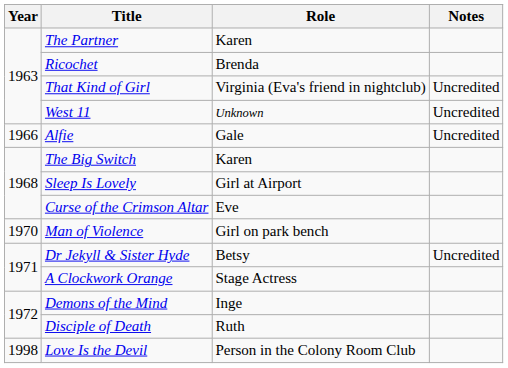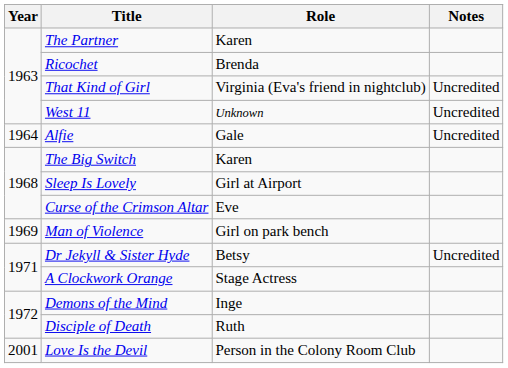(23, 135) 1966 -> (23, 135) 1964
(23, 231) 1970 -> (23, 231) 1969
(23, 350) 1998 -> (23, 350) 2001
